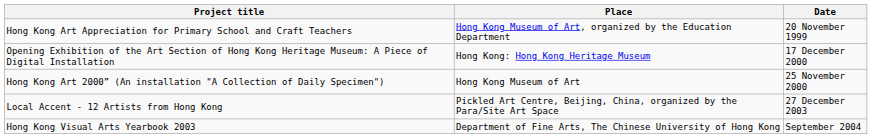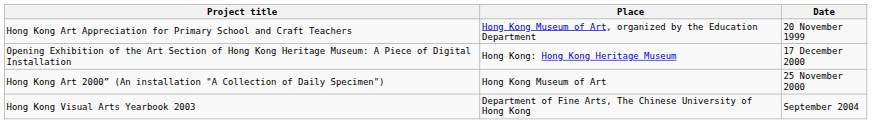- row: (114, 106)
